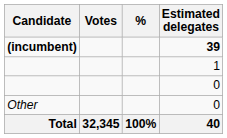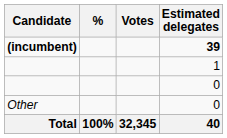columns swapped: (101, 20) <-> (141, 20)
